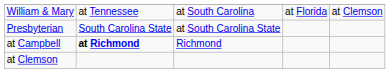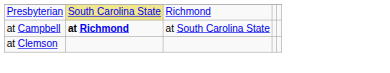- row: (40, 12)
(125, 28) no background -> (114, 12) khaki background
(228, 28) at South Carolina State -> (188, 12) Richmond
(199, 44) Richmond -> (218, 28) at South Carolina State
